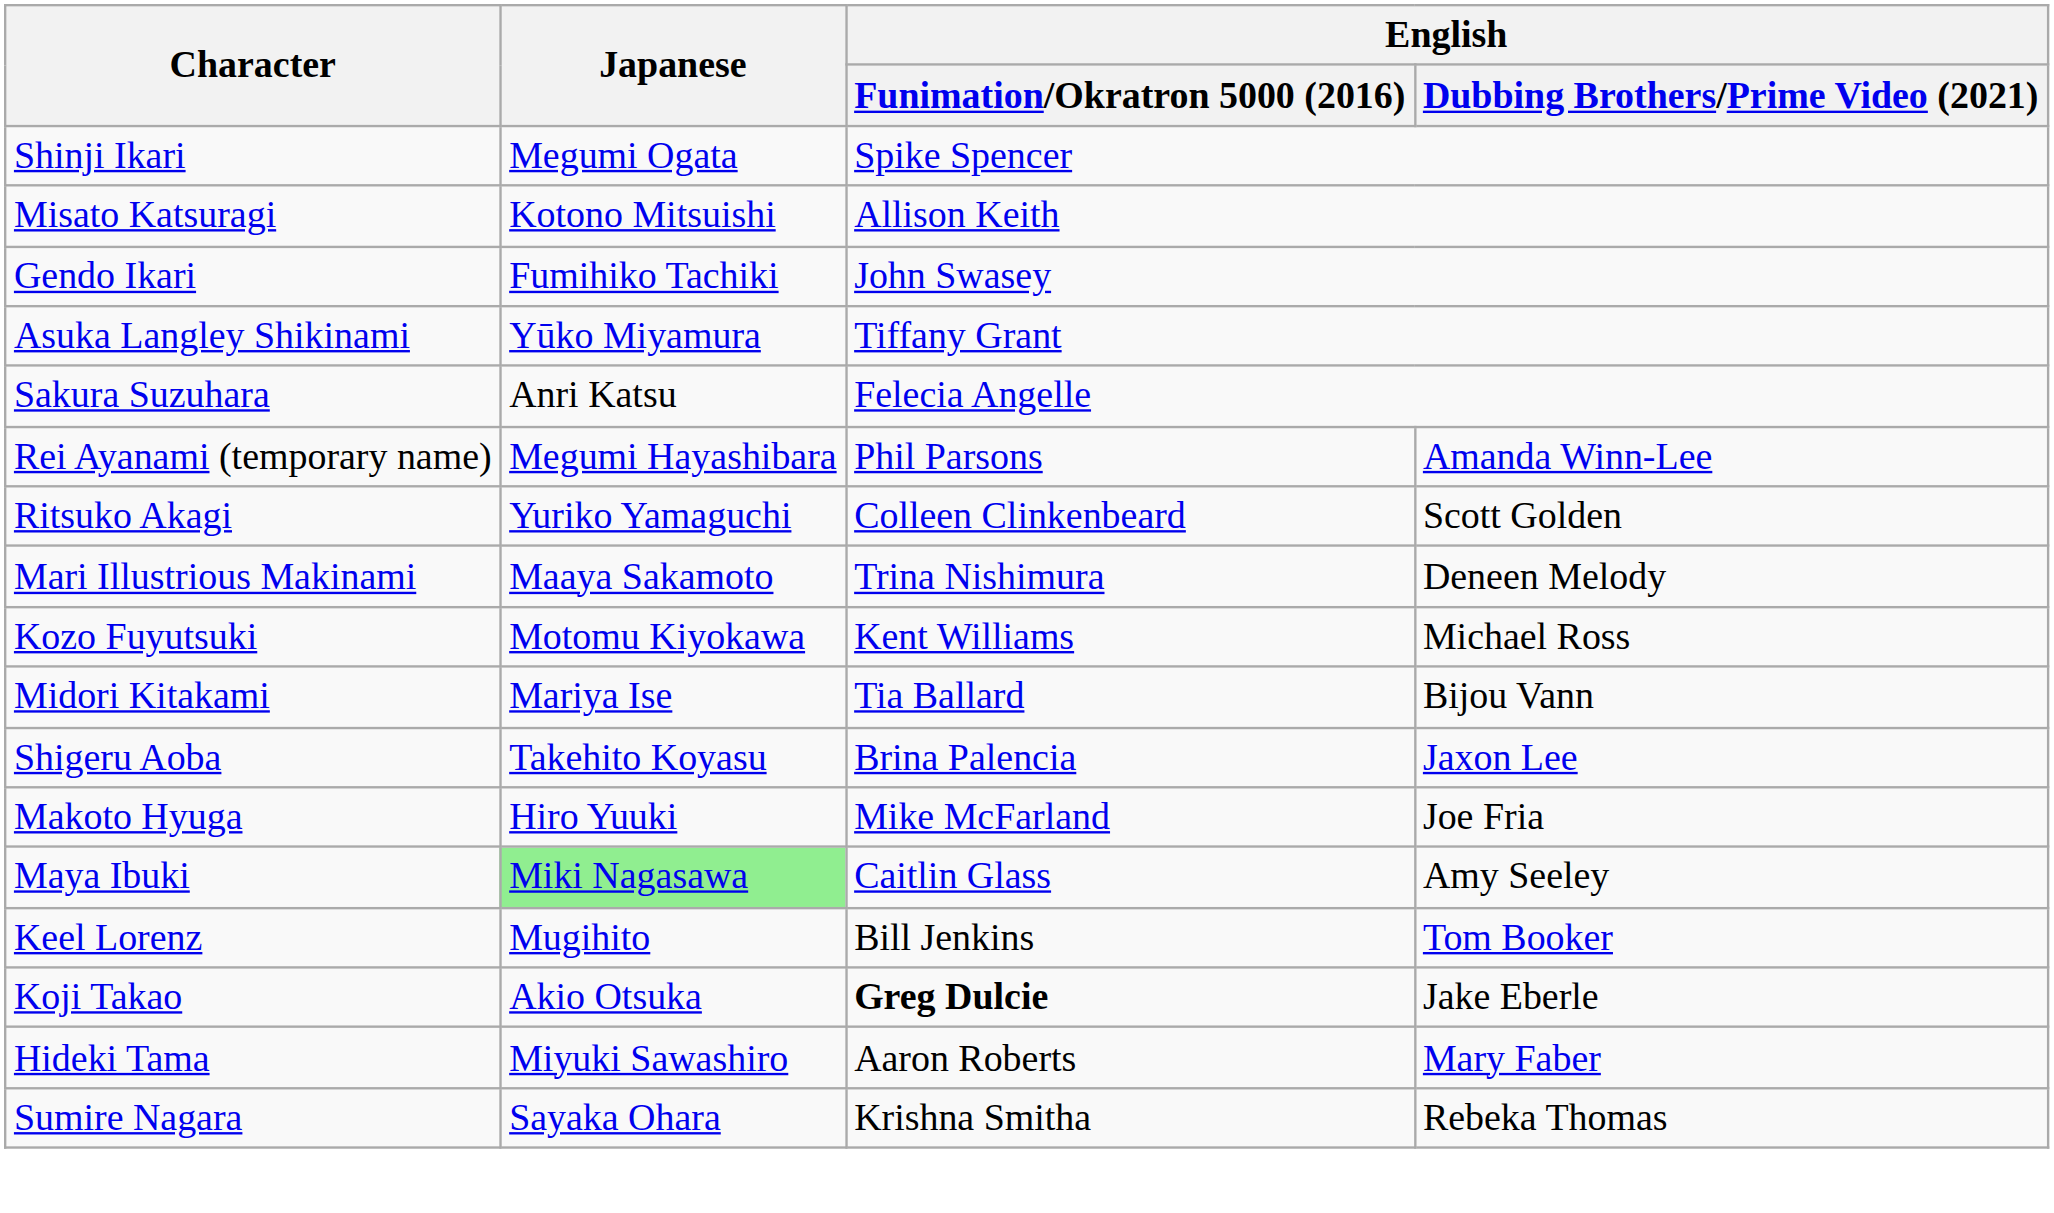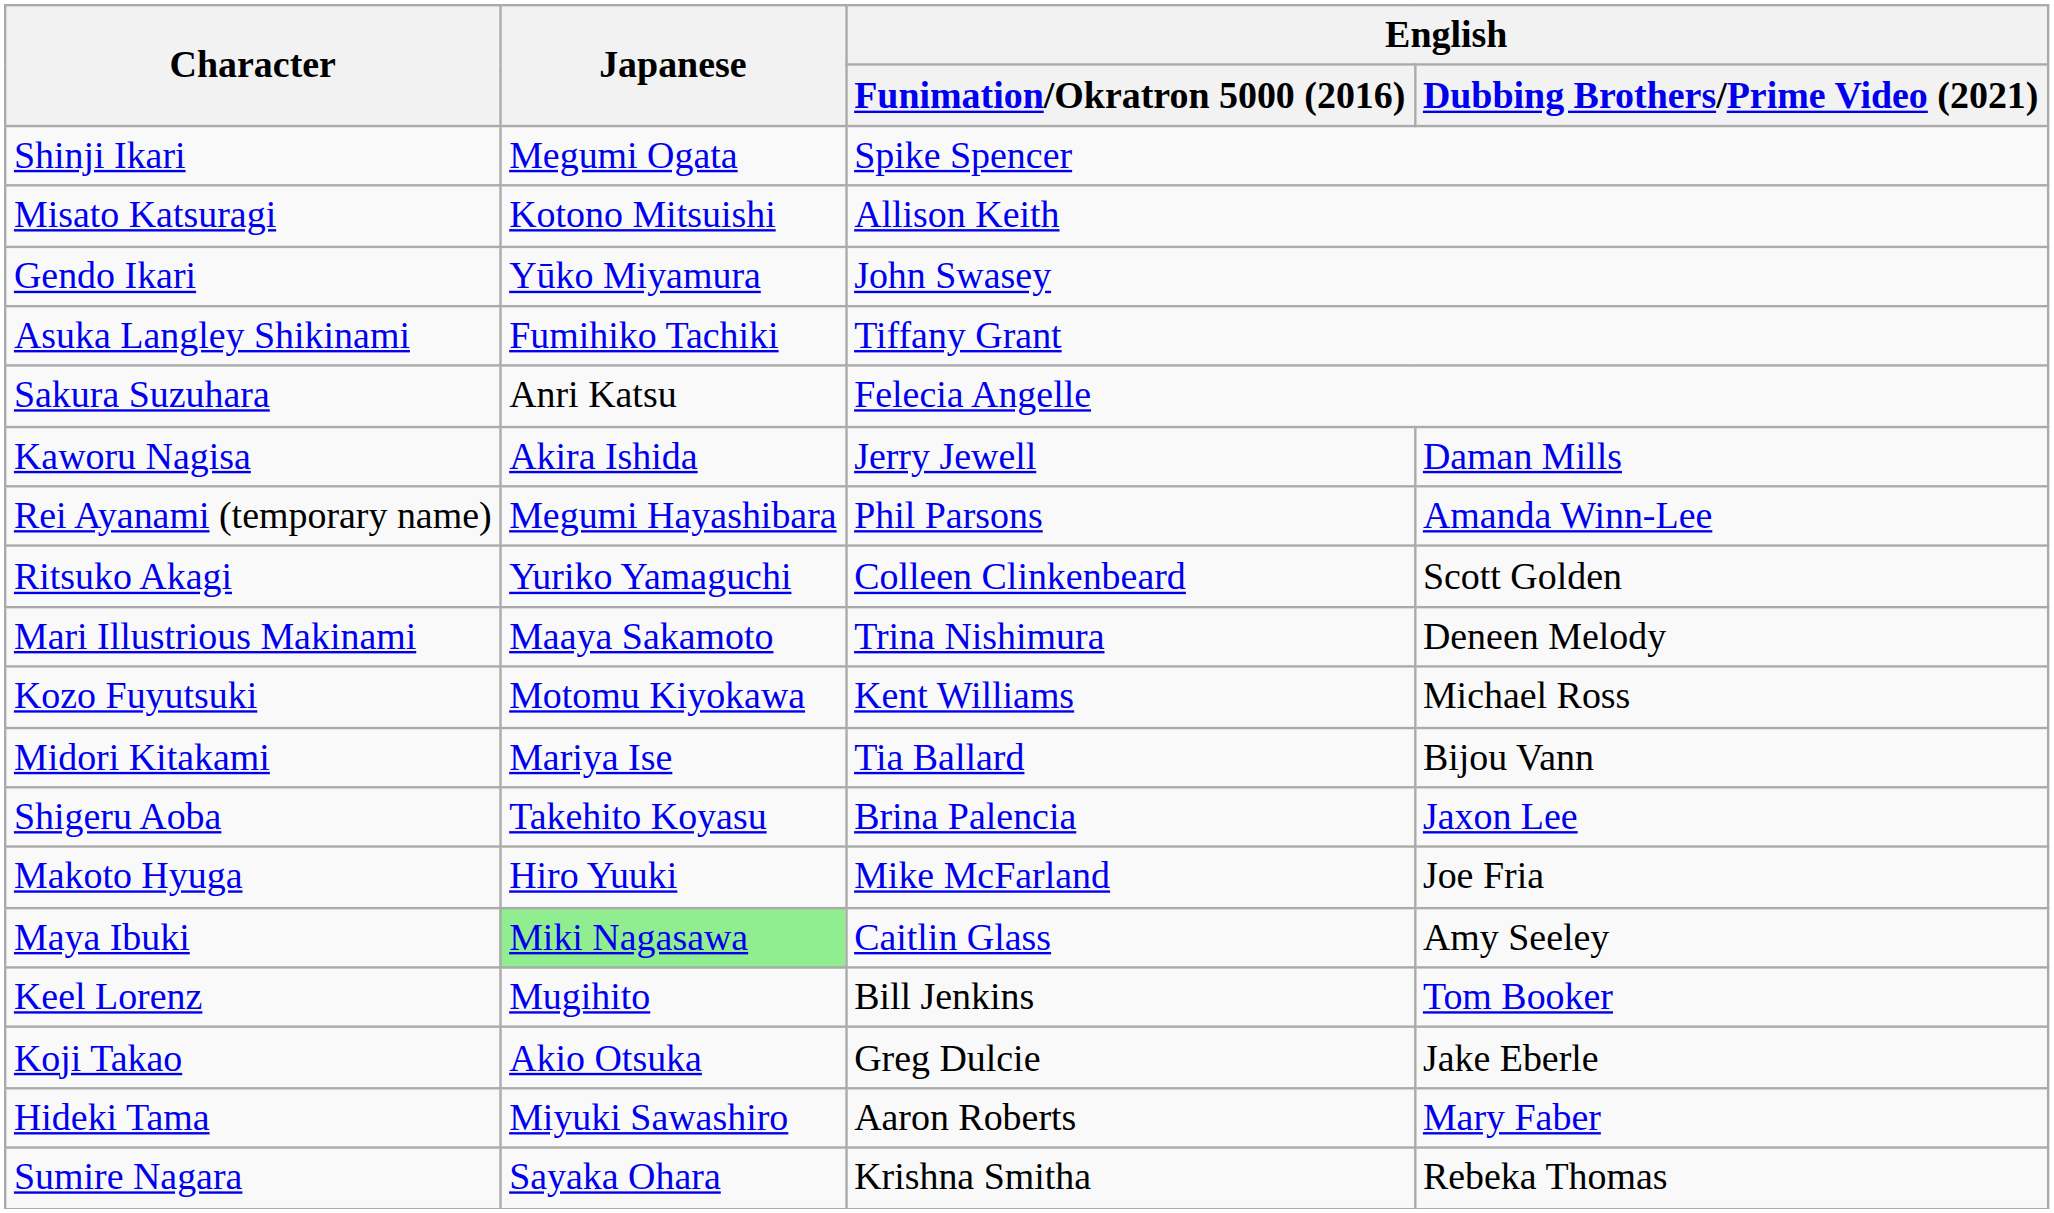(644, 275) Fumihiko Tachiki -> (635, 275) Yūko Miyamura
(635, 335) Yūko Miyamura -> (644, 335) Fumihiko Tachiki
+ row: (132, 455)
(951, 996) bold -> (947, 1056) normal
